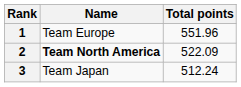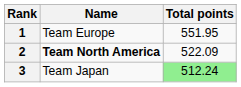(200, 33) 551.96 -> (200, 33) 551.95
(200, 71) no background -> (200, 71) lightgreen background
